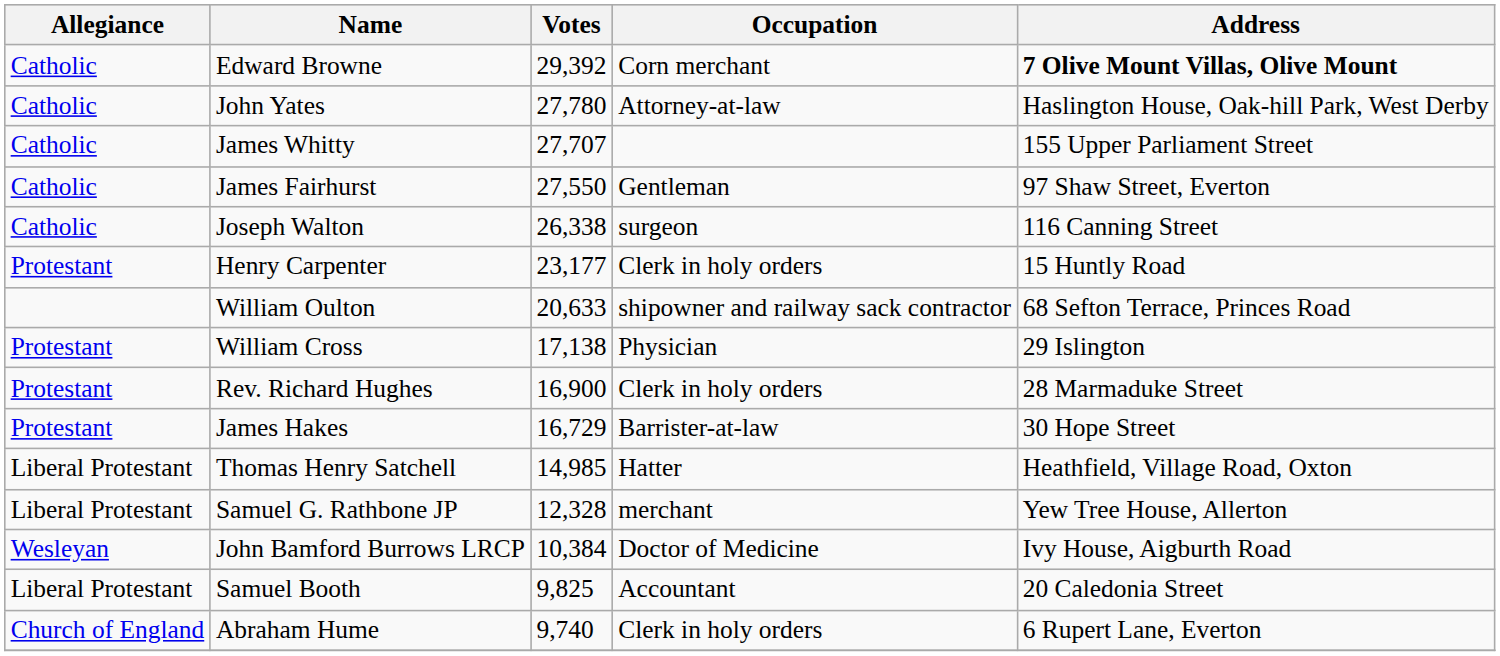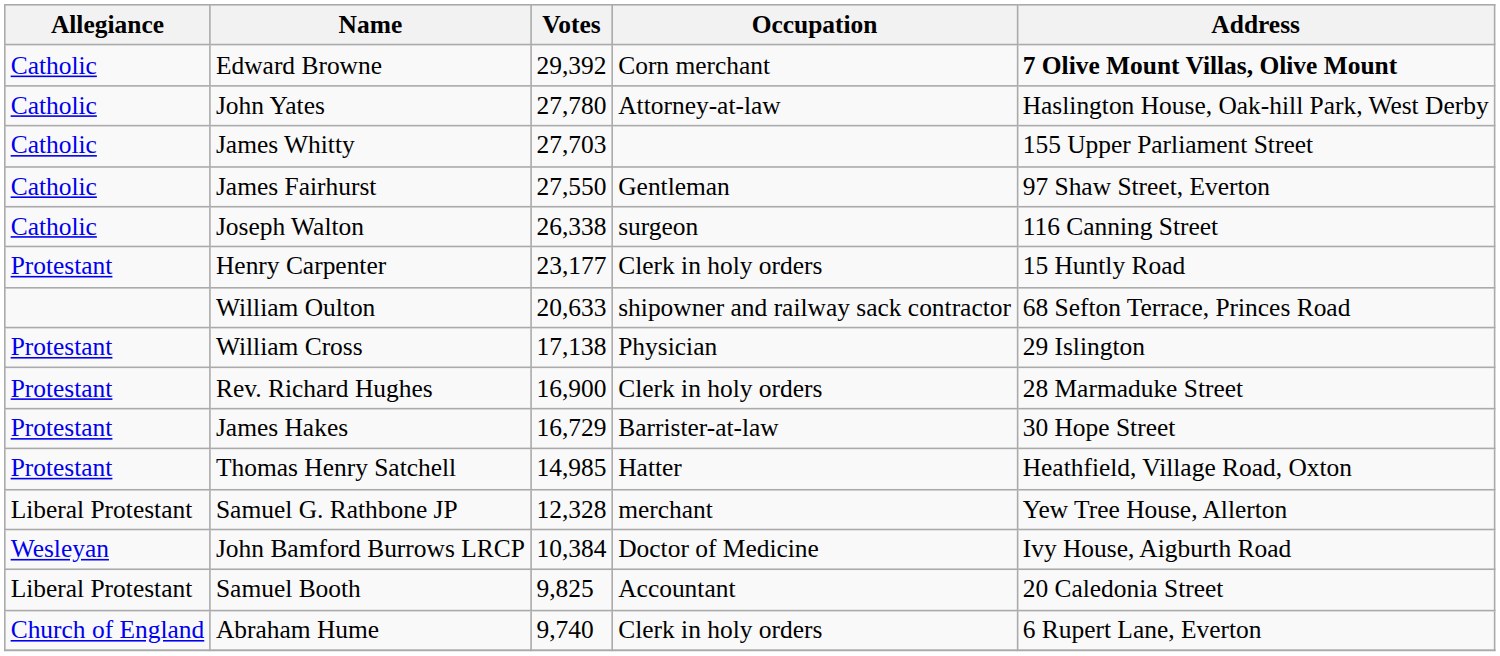(572, 145) 27,707 -> (572, 145) 27,703
(101, 468) Liberal Protestant -> (62, 468) Protestant
